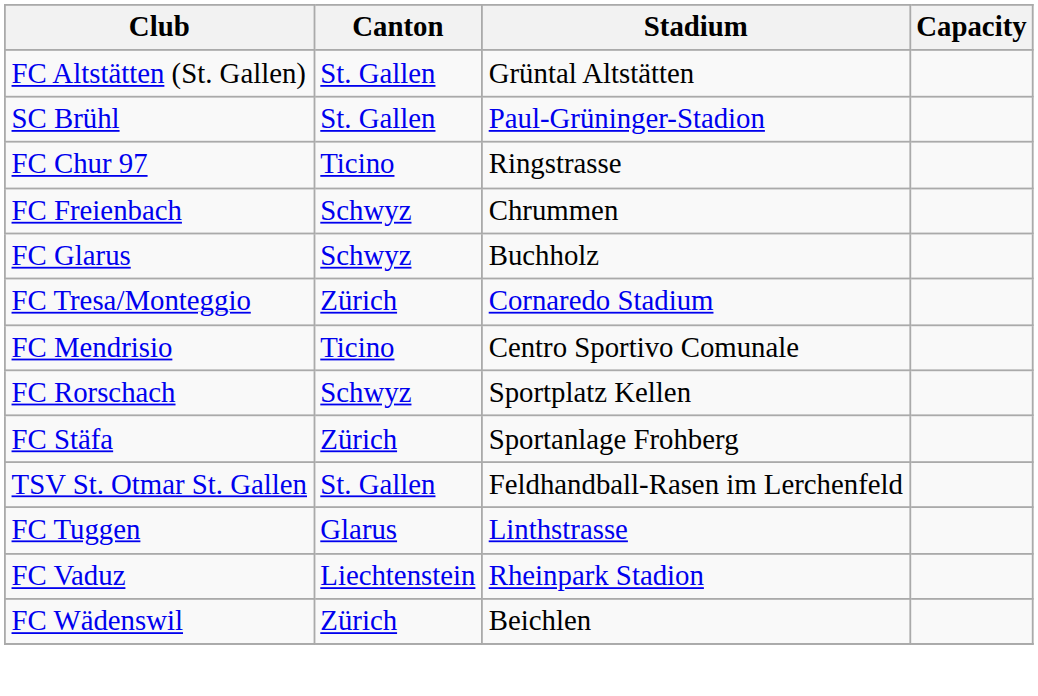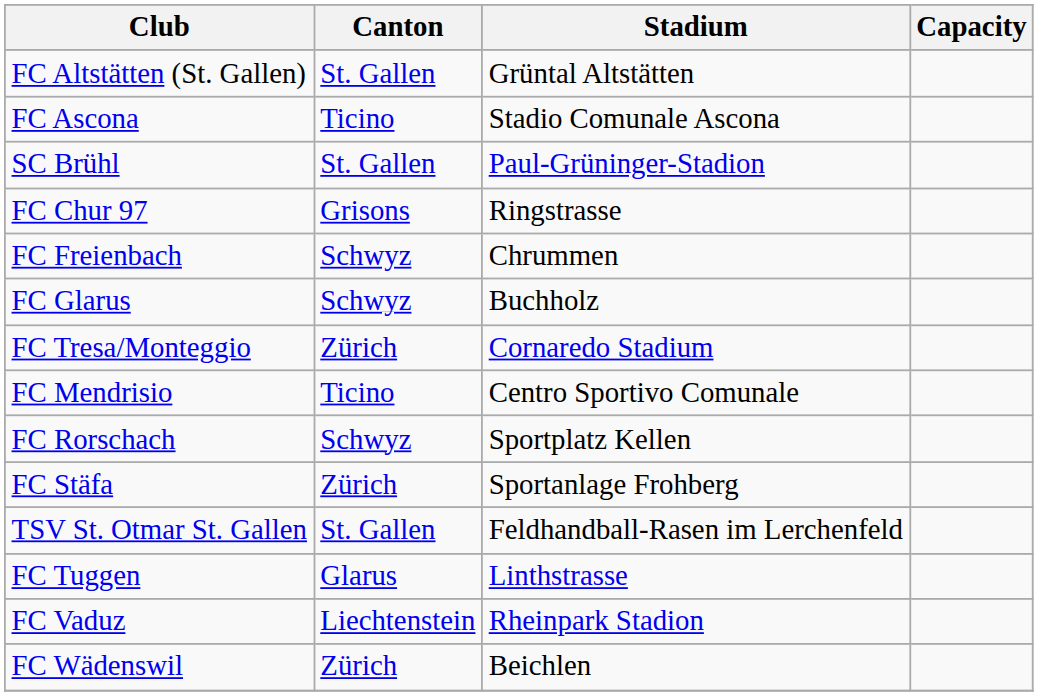+ row: (75, 118)
(357, 164) Ticino -> (365, 210) Grisons
